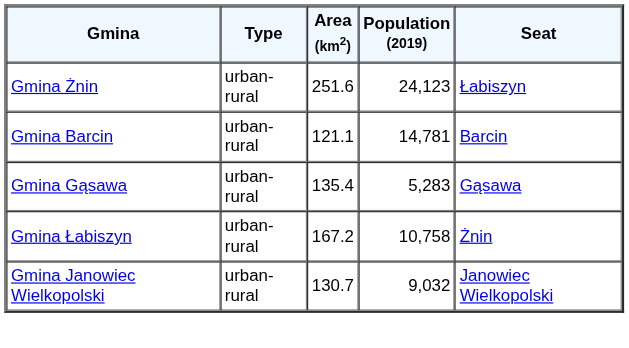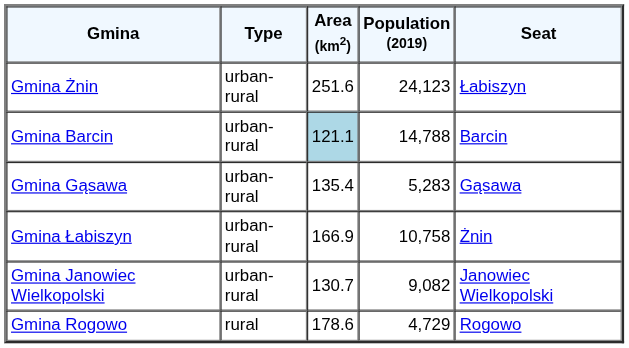(333, 136) no background -> (333, 136) lightblue background
(425, 136) 14,781 -> (425, 136) 14,788
(333, 236) 167.2 -> (333, 236) 166.9
(429, 285) 9,032 -> (429, 285) 9,082
+ row: (69, 325)
